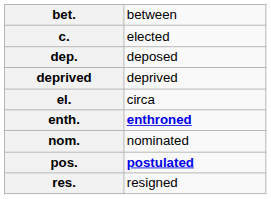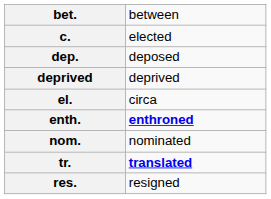- row: (64, 162)
+ row: (65, 162)
